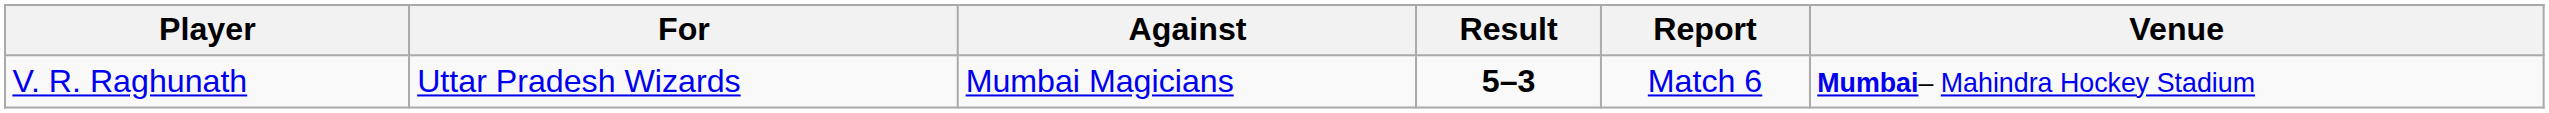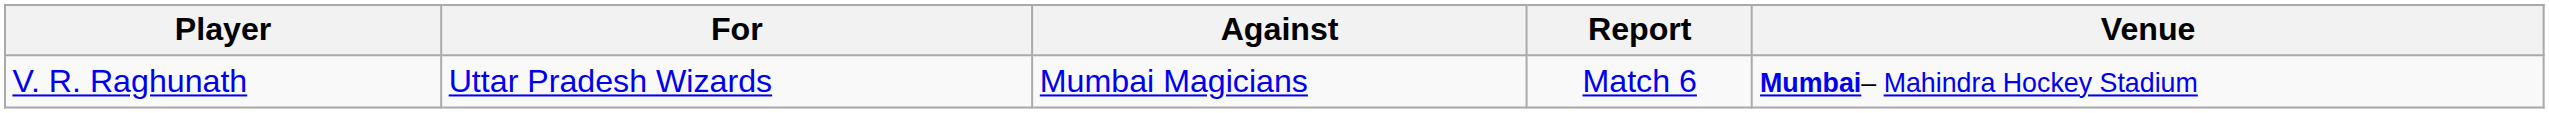- column: (1509, 30)
